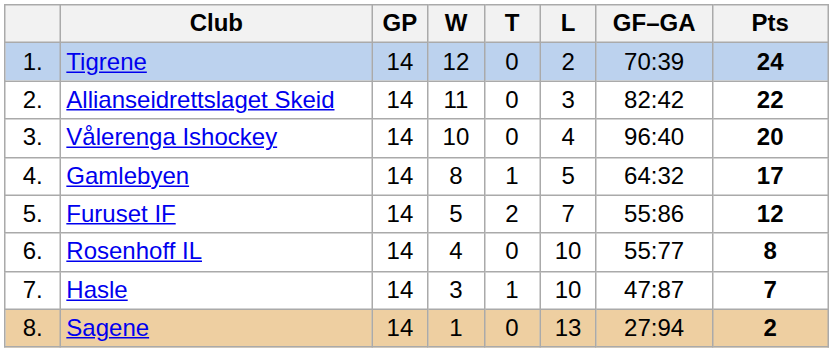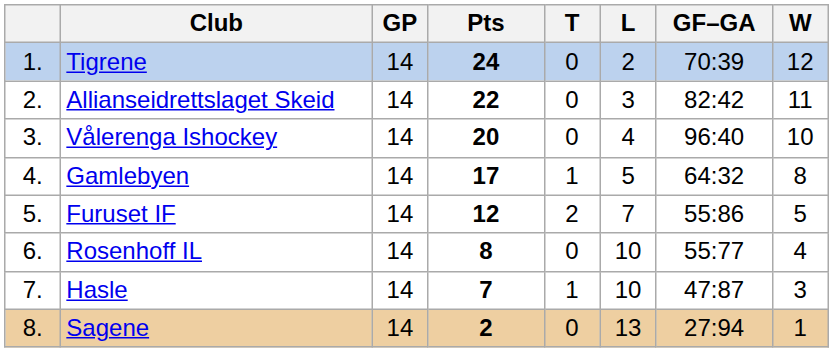columns swapped: (456, 23) <-> (770, 23)
